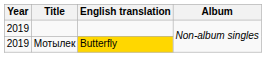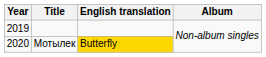(18, 44) 2019 -> (18, 44) 2020
